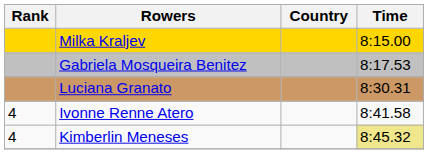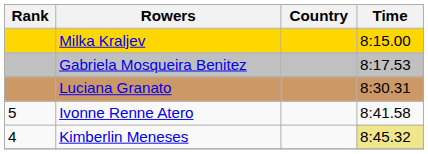(12, 112) 4 -> (12, 112) 5
